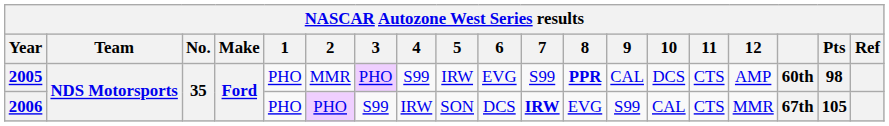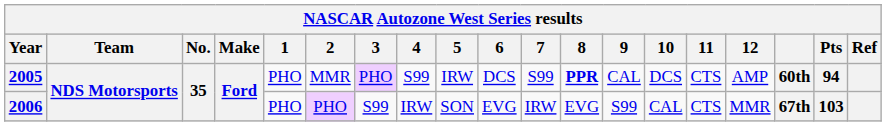(499, 77) EVG -> (499, 77) DCS
(834, 77) 98 -> (831, 77) 94
(499, 106) DCS -> (499, 106) EVG
(542, 106) bold -> (541, 106) normal
(834, 106) 105 -> (831, 106) 103
